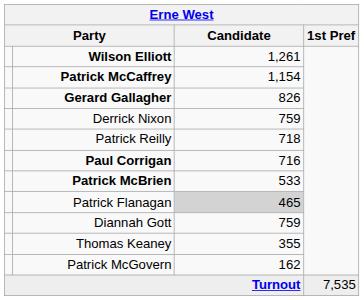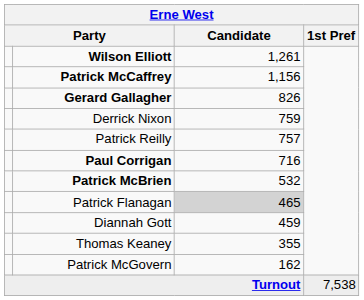(284, 77) 1,154 -> (284, 77) 1,156
(290, 139) 718 -> (290, 139) 757
(290, 181) 533 -> (290, 181) 532
(290, 222) 759 -> (290, 222) 459
(339, 285) 7,535 -> (339, 285) 7,538
